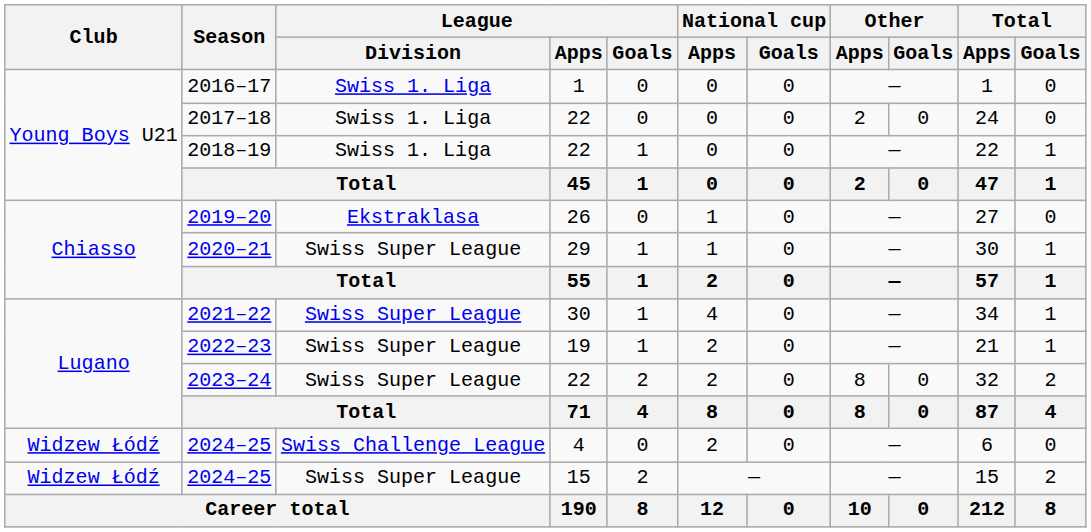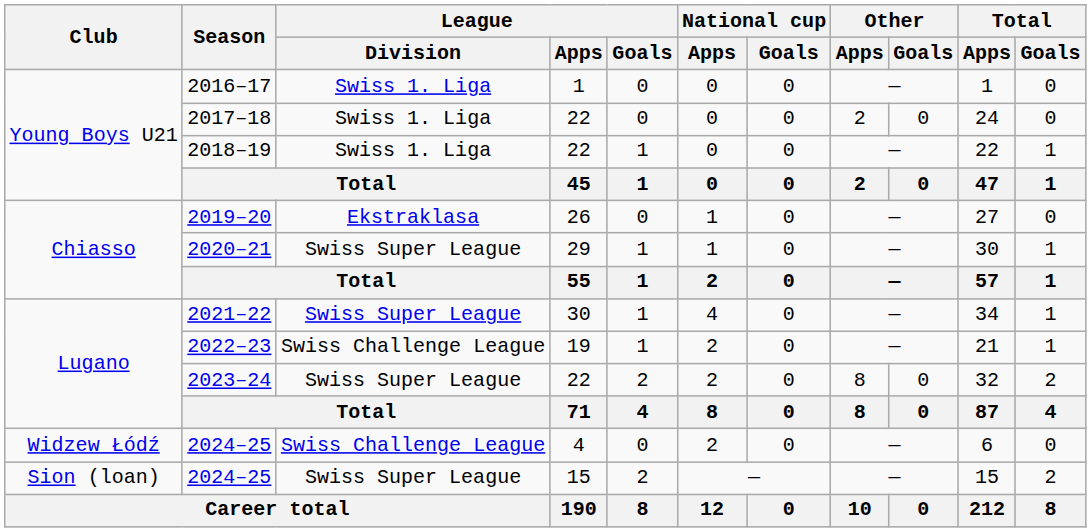(413, 347) Swiss Super League -> (413, 347) Swiss Challenge League
(94, 478) Widzew Łódź -> (94, 478) Sion (loan)
